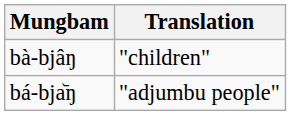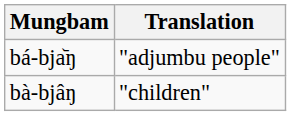rows swapped: (43, 92) <-> (43, 57)
